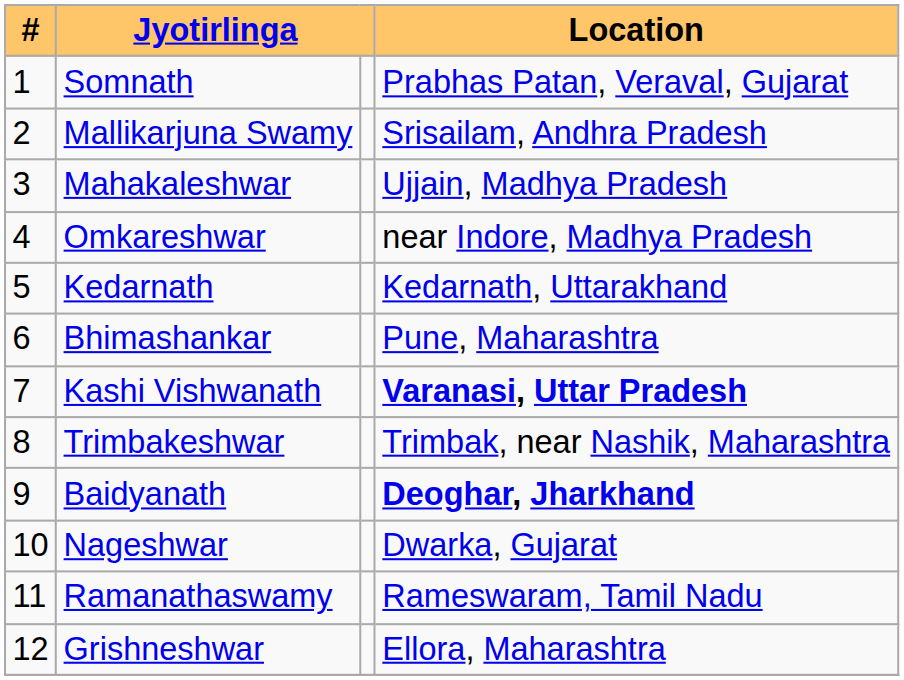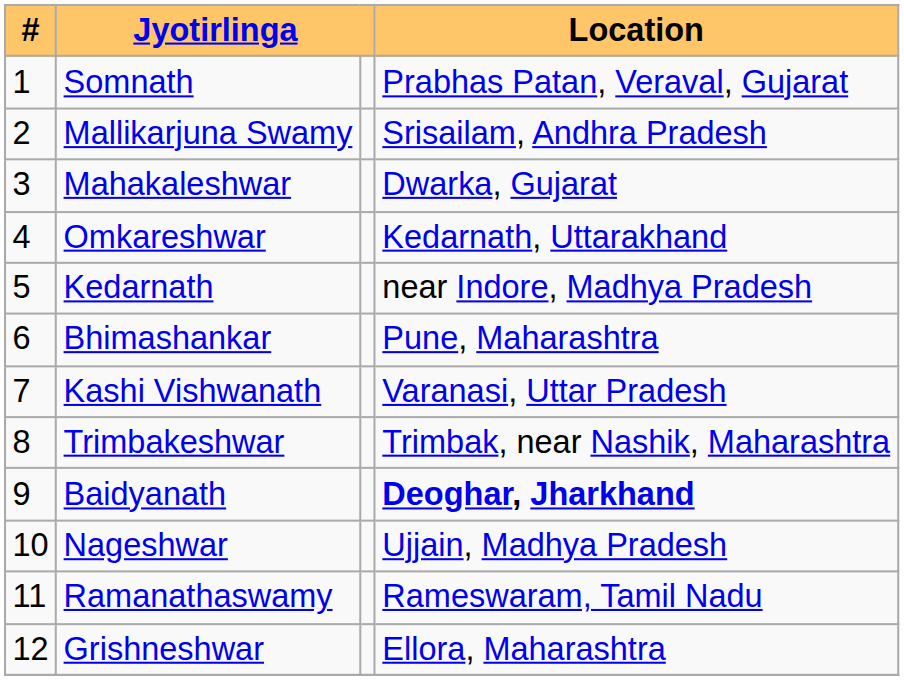(555, 184) Ujjain, Madhya Pradesh -> (500, 184) Dwarka, Gujarat
(597, 236) near Indore, Madhya Pradesh -> (555, 236) Kedarnath, Uttarakhand
(555, 287) Kedarnath, Uttarakhand -> (597, 287) near Indore, Madhya Pradesh
(565, 390) bold -> (554, 390) normal
(500, 545) Dwarka, Gujarat -> (555, 545) Ujjain, Madhya Pradesh
